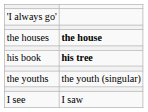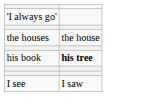(82, 37) bold -> (81, 37) normal
- row: (27, 79)
